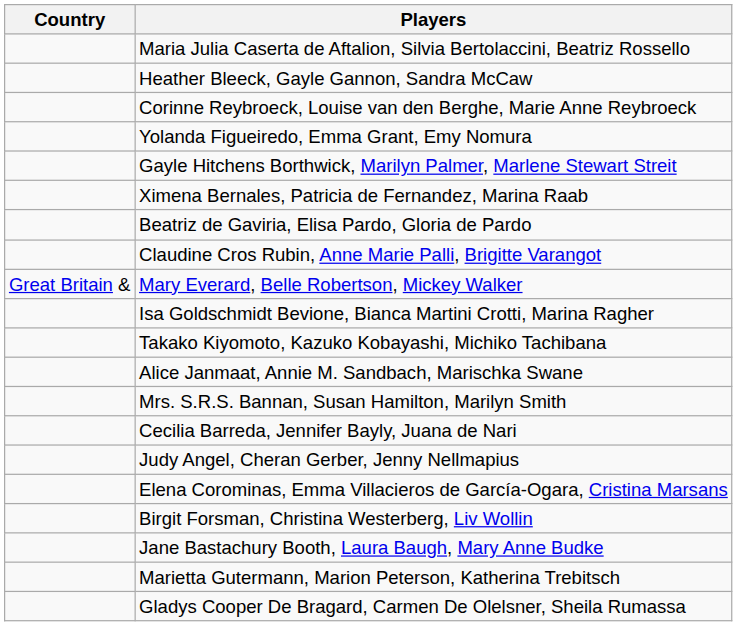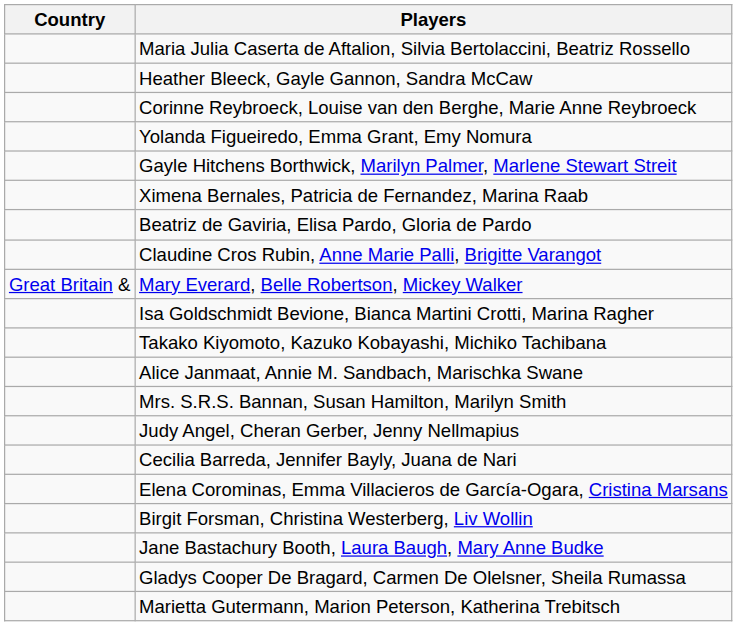rows swapped: (328, 430) <-> (329, 460)
rows swapped: (412, 607) <-> (380, 577)
